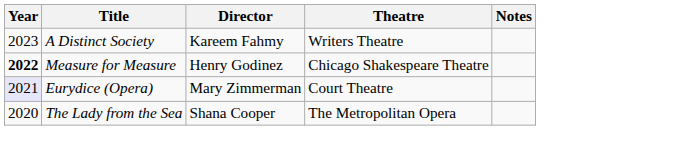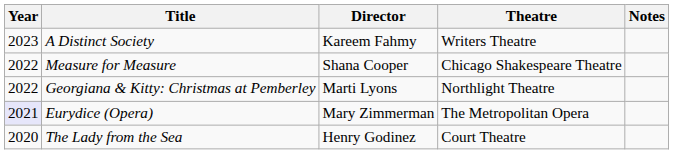(23, 64) bold -> (23, 64) normal
(236, 64) Henry Godinez -> (365, 64) Shana Cooper
+ row: (180, 88)
(351, 88) Court Theatre -> (515, 112) The Metropolitan Opera
(232, 112) Shana Cooper -> (369, 137) Henry Godinez
(382, 112) The Metropolitan Opera -> (484, 137) Court Theatre
